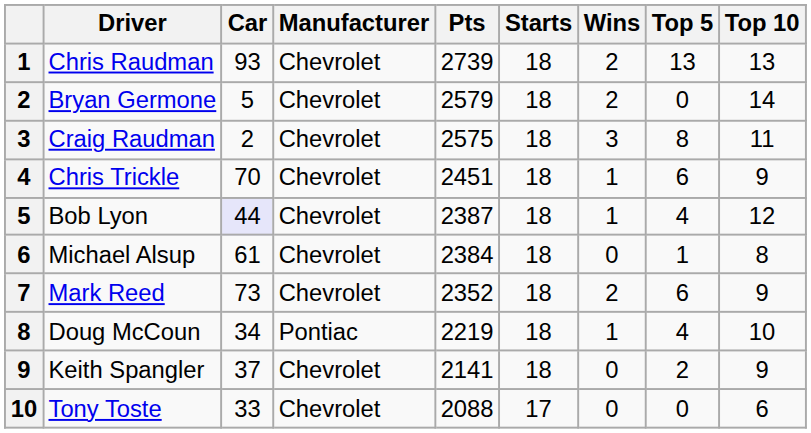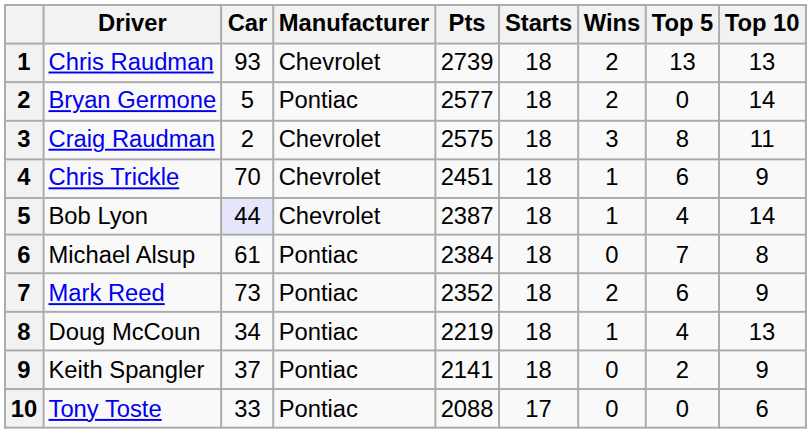(330, 101) Chevrolet -> (318, 101) Pontiac
(467, 101) 2579 -> (467, 101) 2577
(762, 217) 12 -> (762, 217) 14
(330, 255) Chevrolet -> (318, 255) Pontiac
(682, 255) 1 -> (682, 255) 7
(330, 293) Chevrolet -> (318, 293) Pontiac
(762, 332) 10 -> (762, 332) 13
(330, 370) Chevrolet -> (318, 370) Pontiac
(330, 409) Chevrolet -> (318, 409) Pontiac
